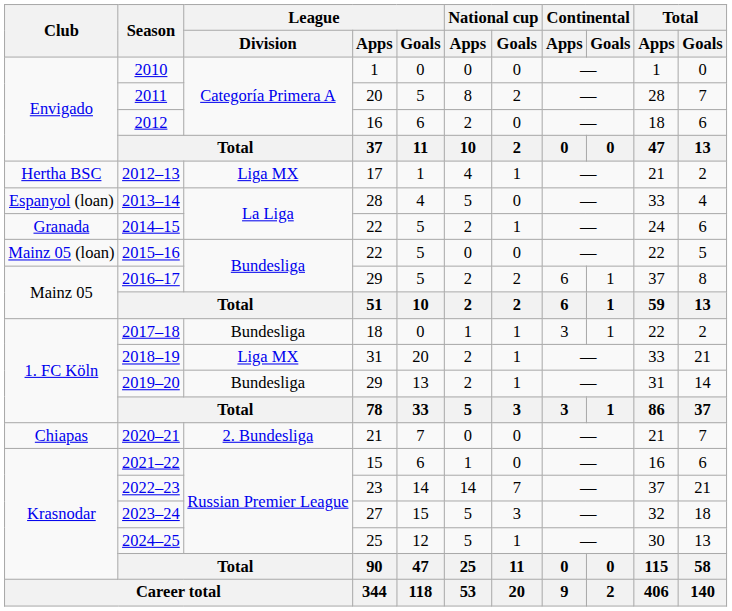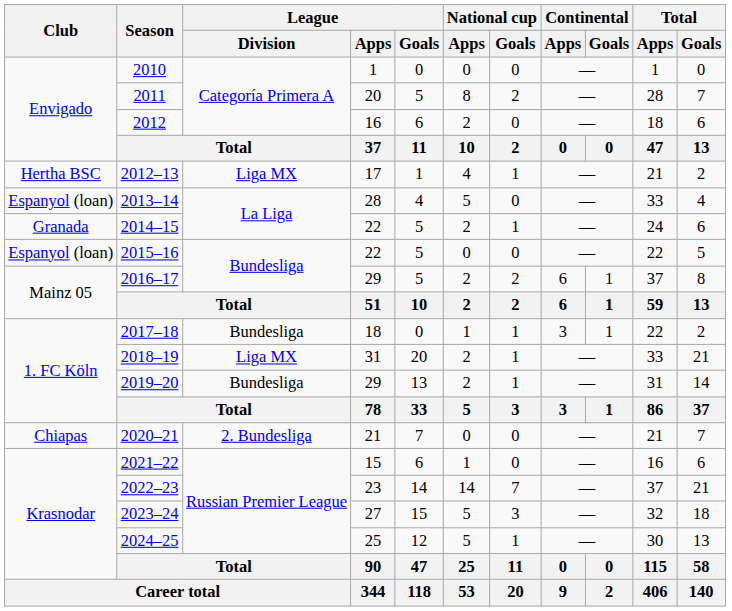(61, 252) Mainz 05 (loan) -> (61, 252) Espanyol (loan)
